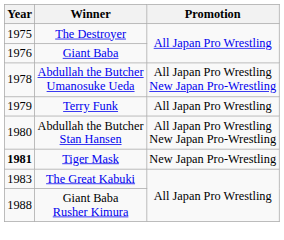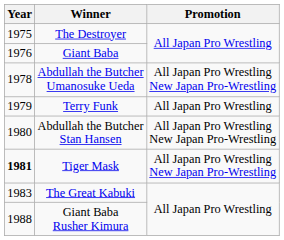(213, 159) New Japan Pro-Wrestling -> (213, 166) All Japan Pro Wrestling New Japan Pro-Wrestling
